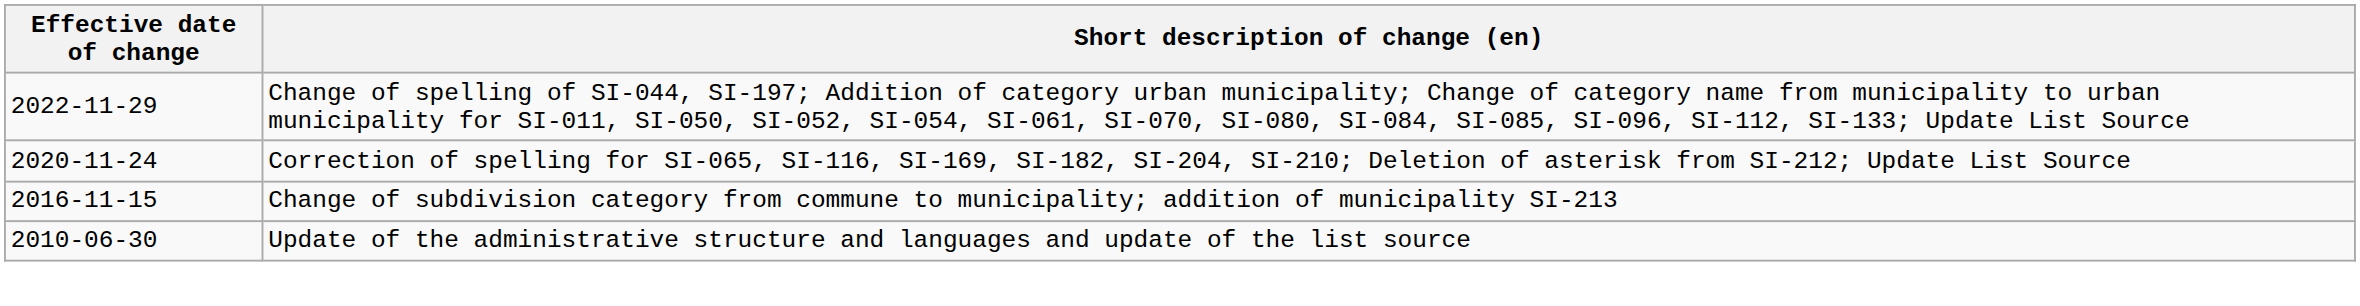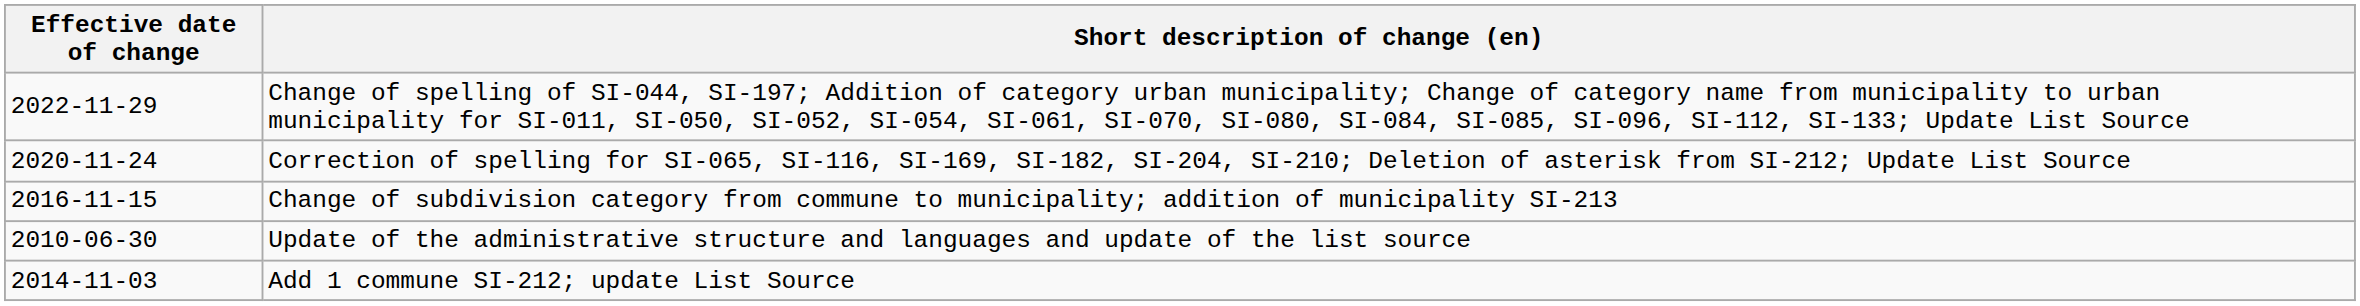+ row: (562, 280)
